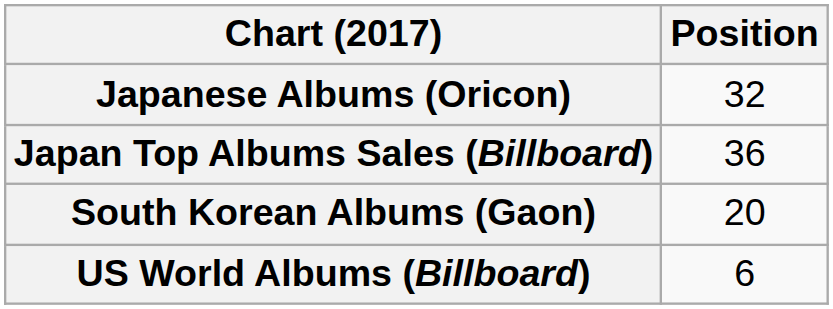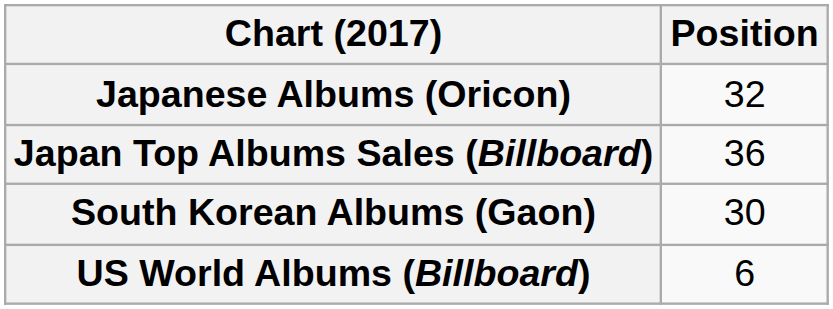(745, 213) 20 -> (745, 213) 30
